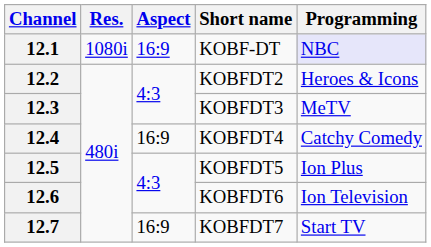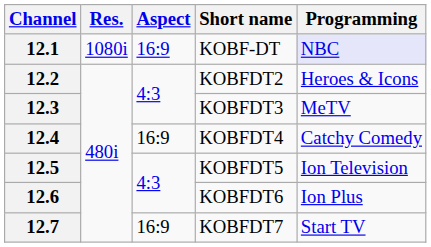(332, 167) Ion Plus -> (354, 167) Ion Television
(354, 197) Ion Television -> (332, 197) Ion Plus
